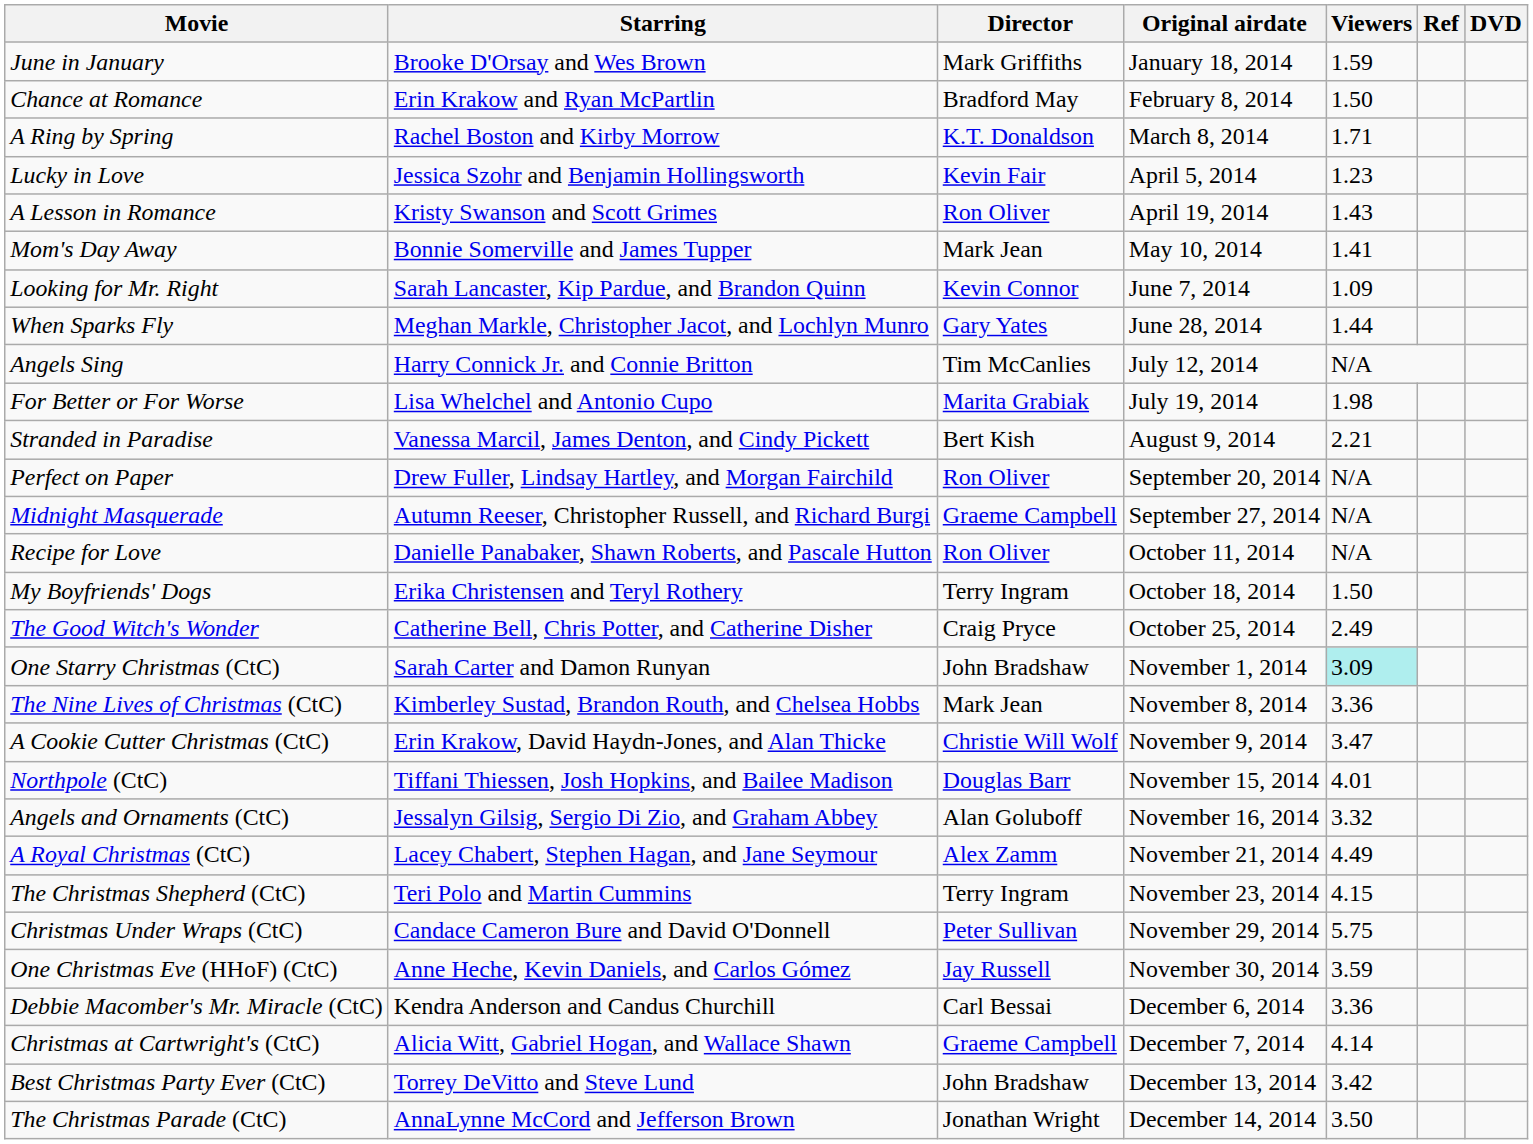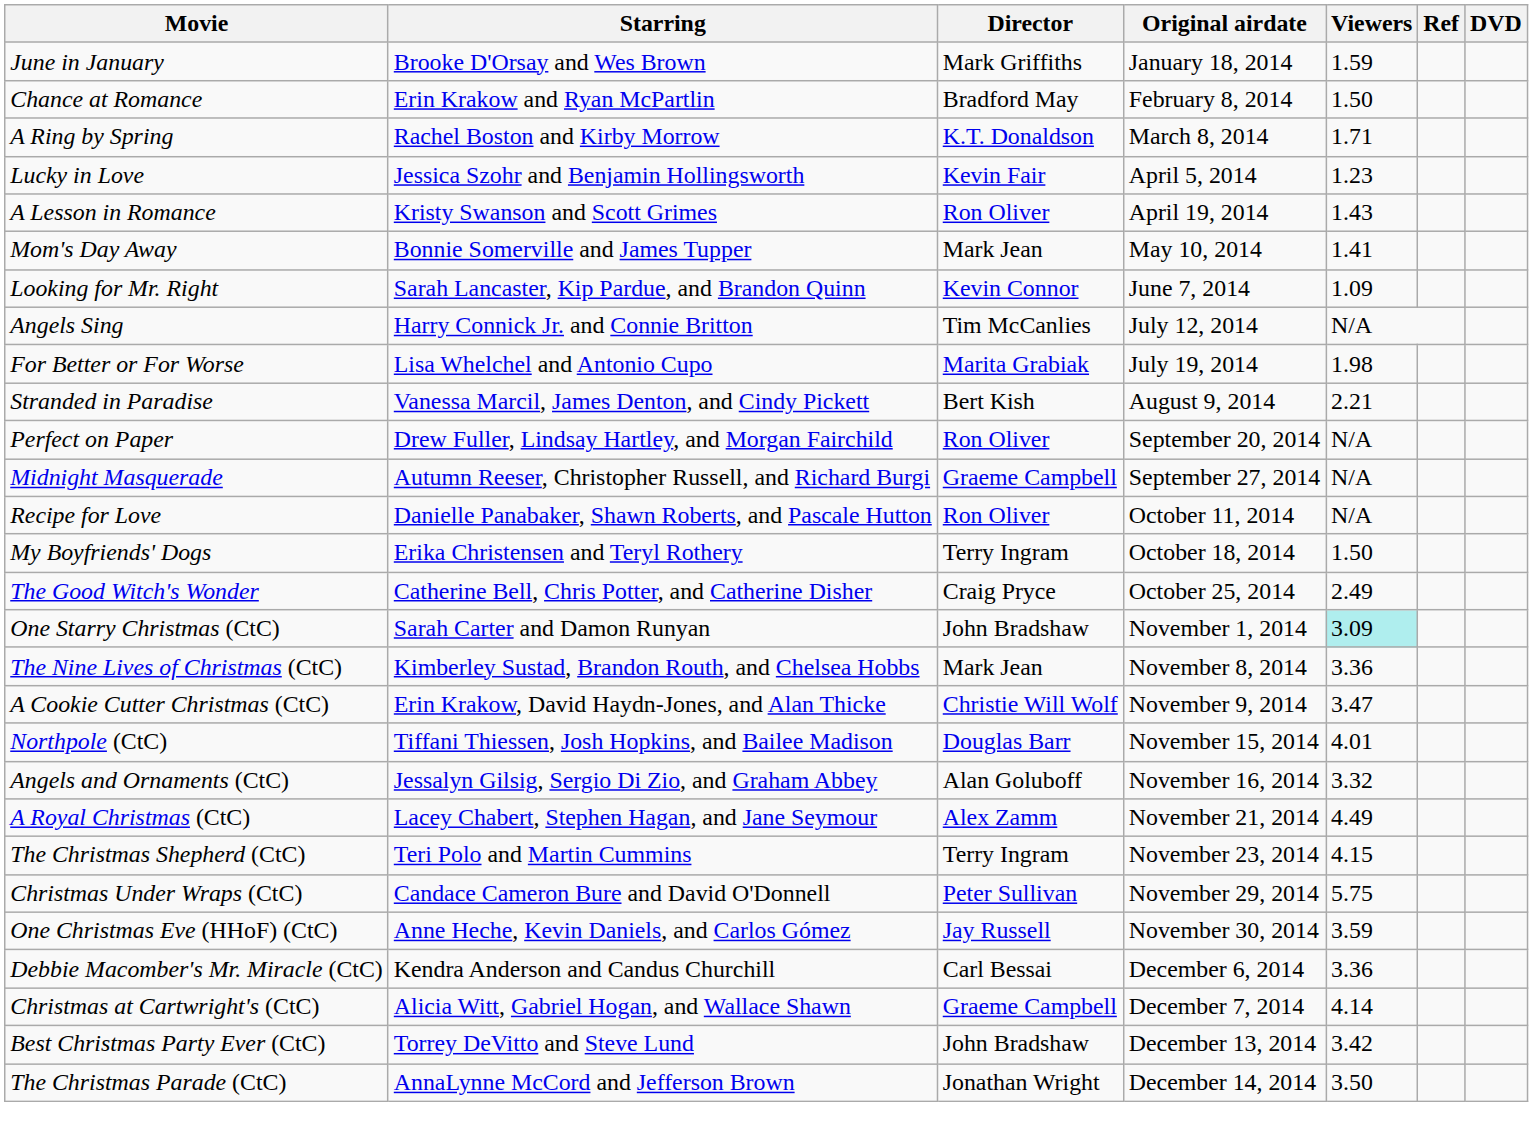- row: (92, 325)
